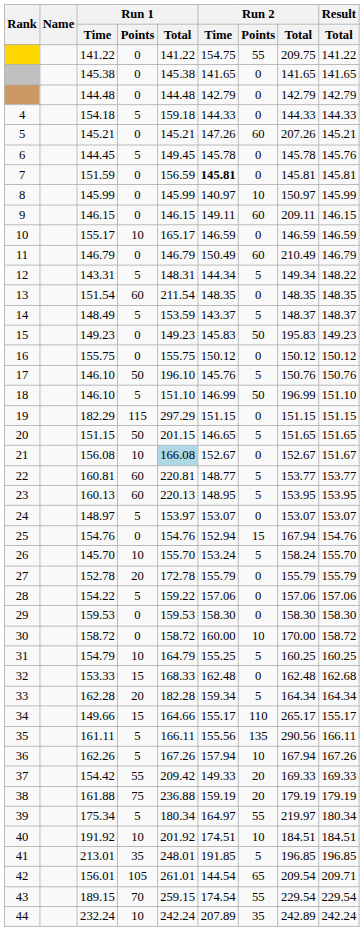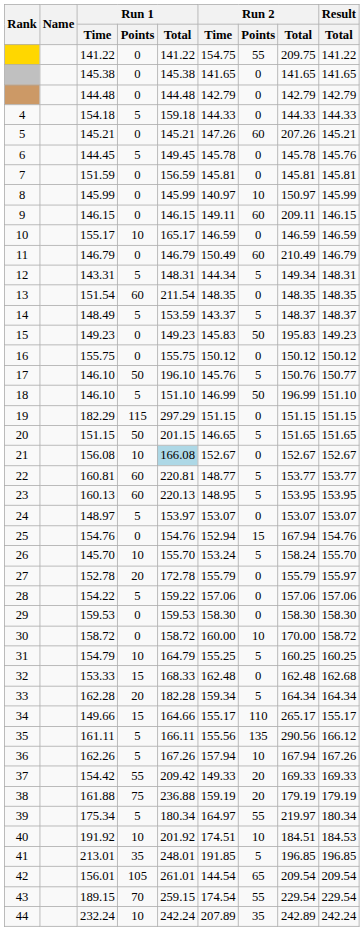(218, 174) bold -> (218, 174) normal
(339, 275) 148.22 -> (339, 275) 148.31
(339, 375) 150.76 -> (339, 375) 150.77
(339, 455) 151.67 -> (339, 455) 152.67
(339, 575) 155.79 -> (339, 575) 155.97
(339, 736) 166.11 -> (339, 736) 166.12
(339, 836) 184.51 -> (339, 836) 184.53
(339, 876) 209.71 -> (339, 876) 209.54
